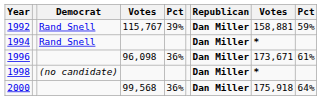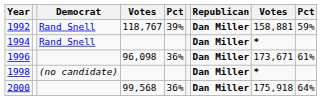(142, 27) 115,767 -> (142, 27) 118,767
